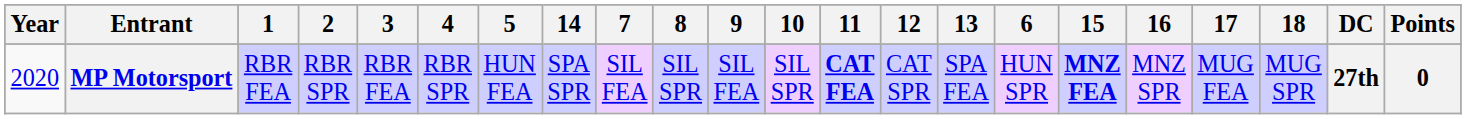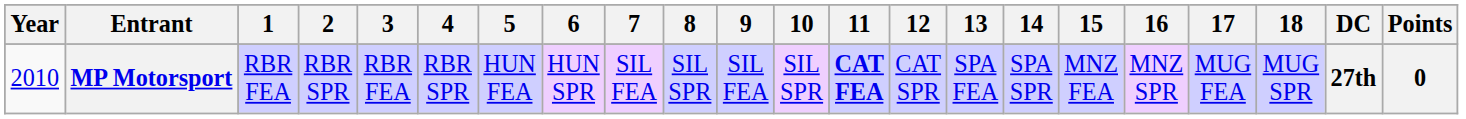columns swapped: (1027, 24) <-> (569, 24)
(35, 78) 2020 -> (35, 78) 2010
(1092, 78) bold -> (1091, 78) normal
